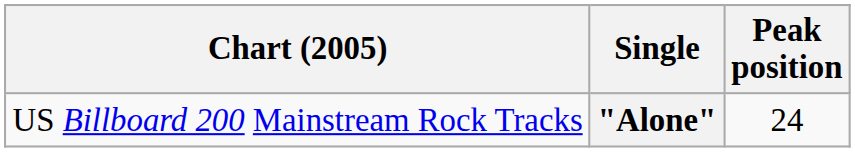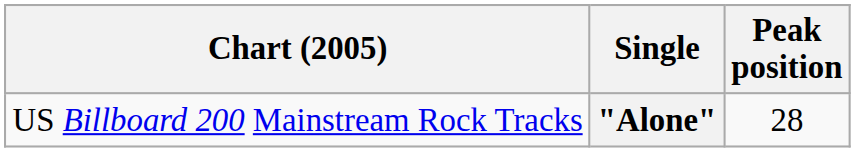(787, 119) 24 -> (787, 119) 28
